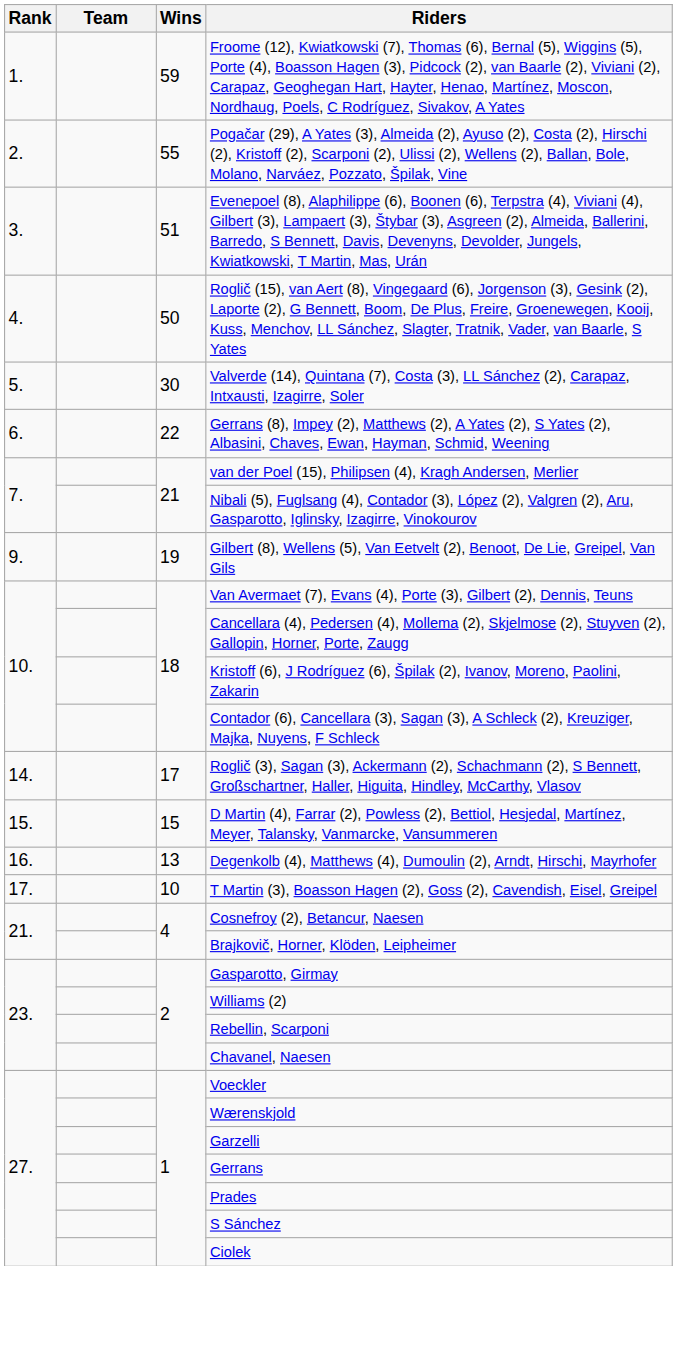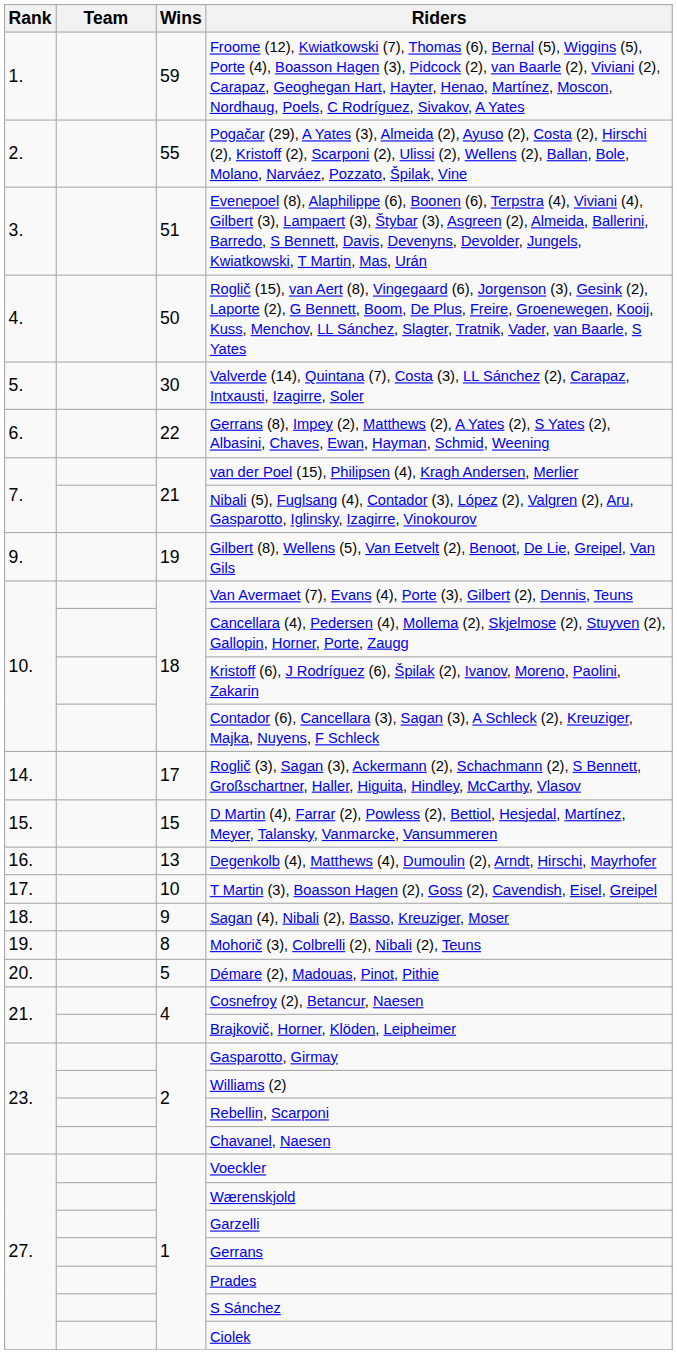+ row: (359, 917)
+ row: (345, 945)
+ row: (324, 973)
